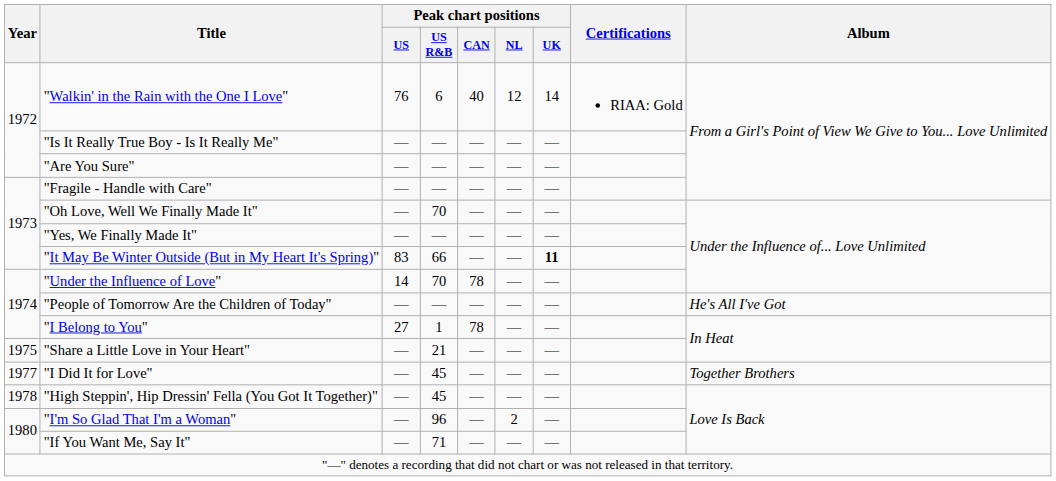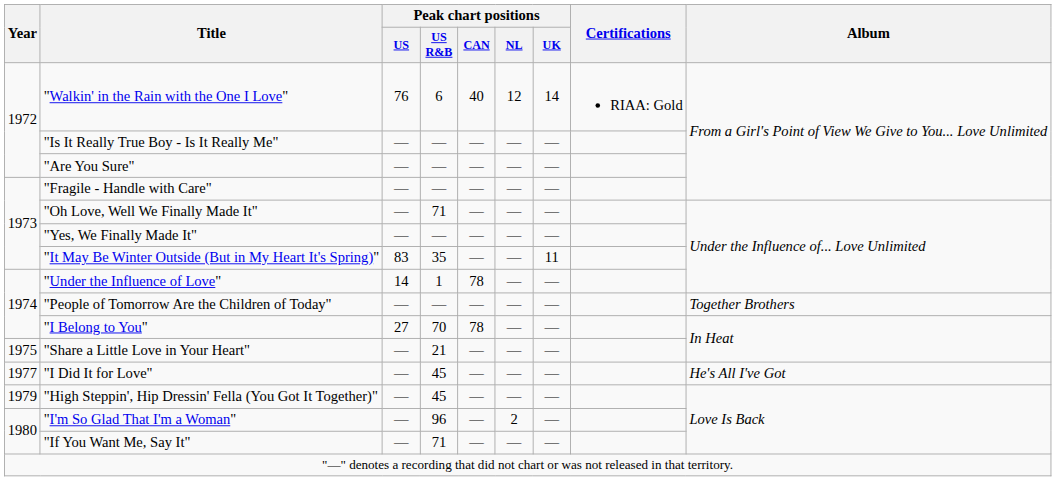(439, 211) 70 -> (439, 211) 71
(439, 258) 66 -> (439, 258) 35
(552, 258) bold -> (552, 258) normal
(439, 281) 70 -> (439, 281) 1
(737, 304) He's All I've Got -> (742, 304) Together Brothers
(439, 327) 1 -> (439, 327) 70
(742, 373) Together Brothers -> (737, 373) He's All I've Got
(22, 396) 1978 -> (22, 396) 1979
